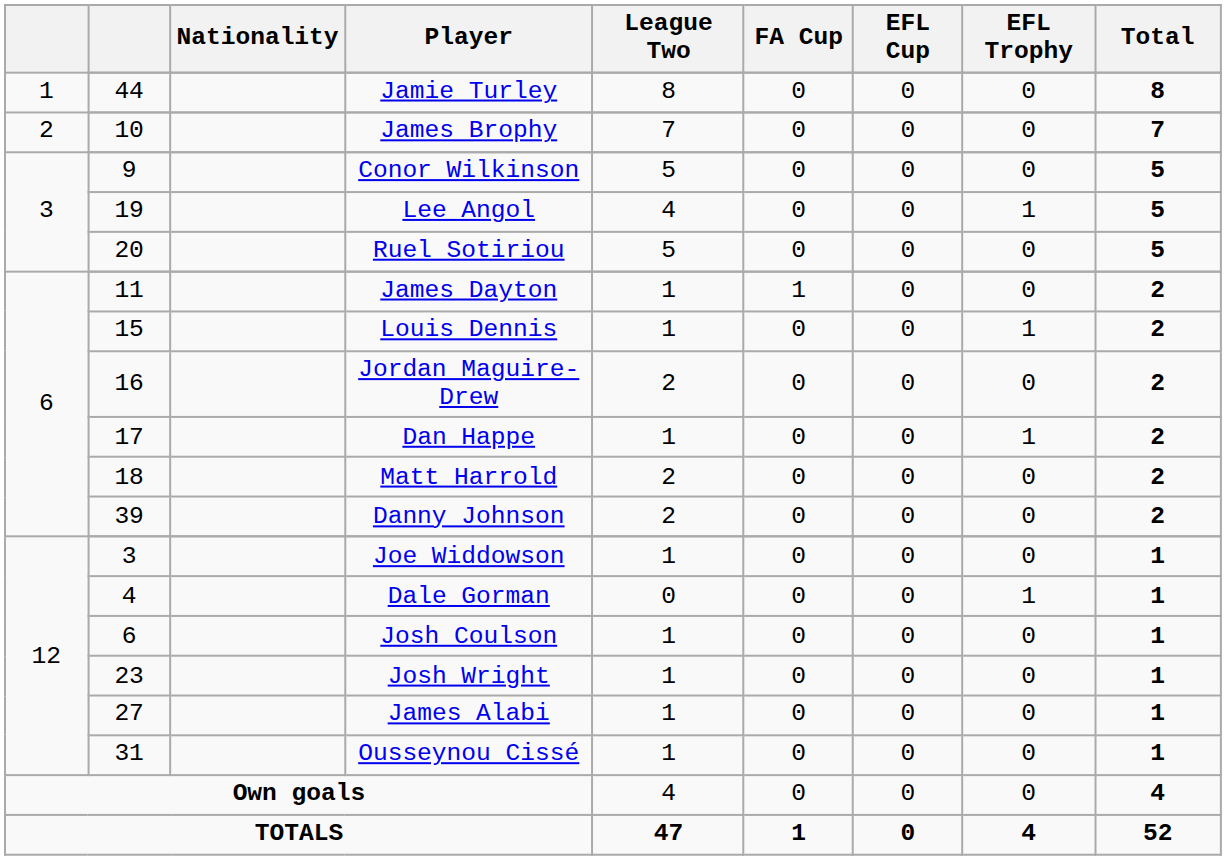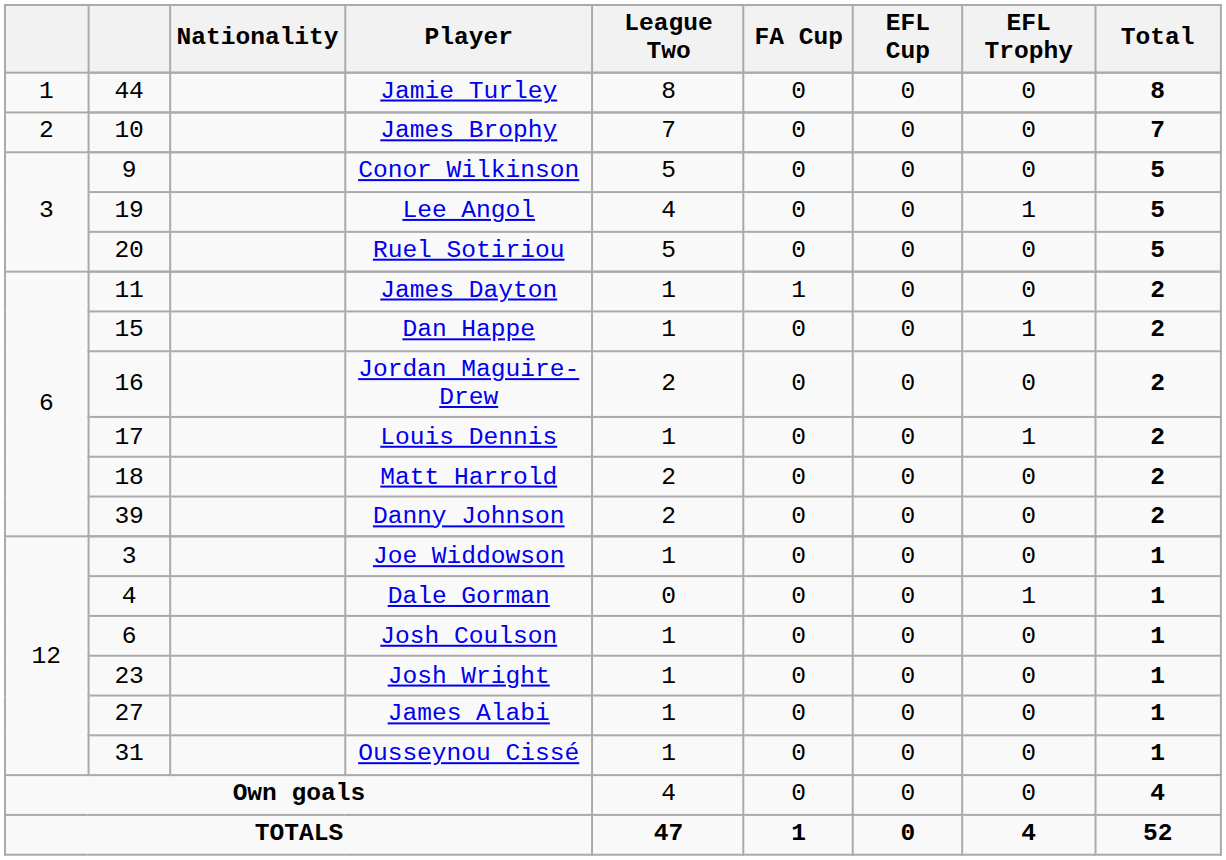(469, 331) Louis Dennis -> (469, 331) Dan Happe
(469, 438) Dan Happe -> (469, 438) Louis Dennis
